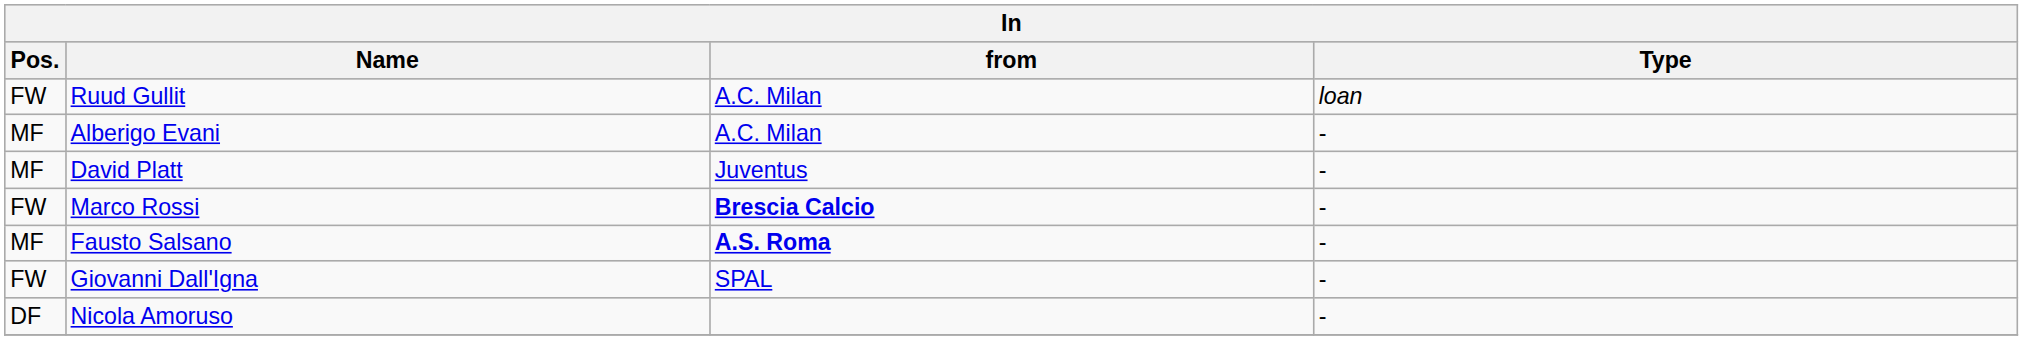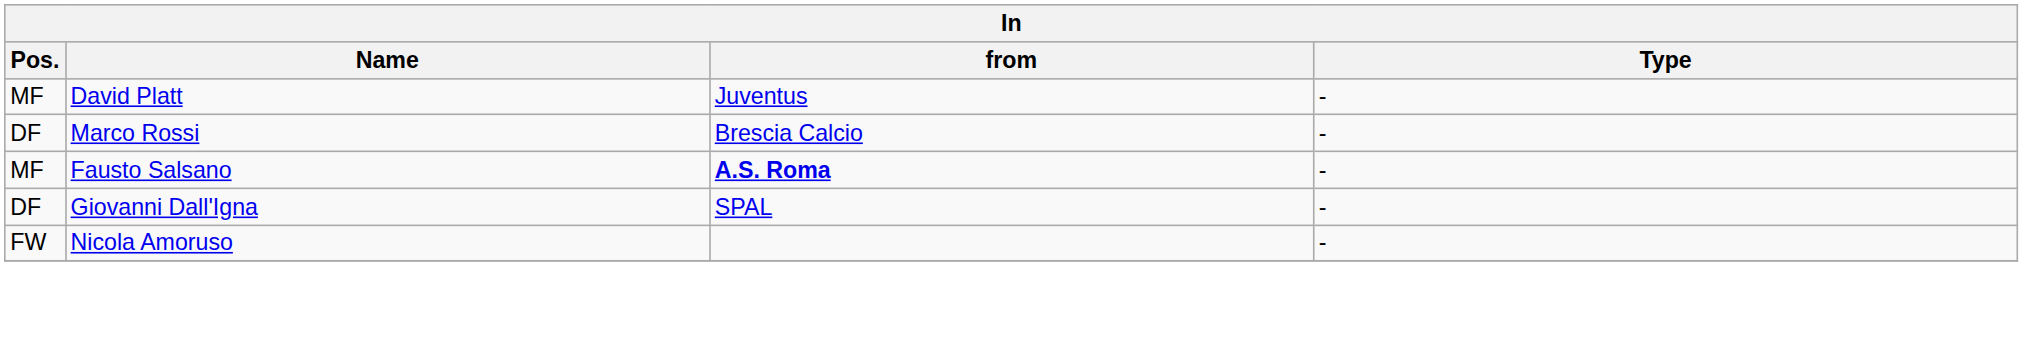- row: (128, 97)
- row: (145, 133)
(28, 207) FW -> (26, 133) DF
(795, 207) bold -> (789, 133) normal
(28, 280) FW -> (26, 207) DF
(26, 317) DF -> (28, 243) FW
